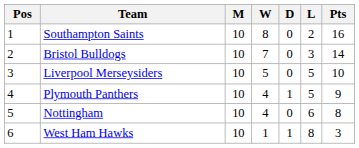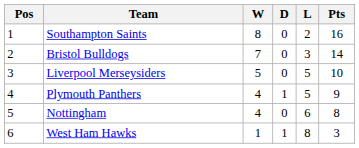- column: (238, 14)
